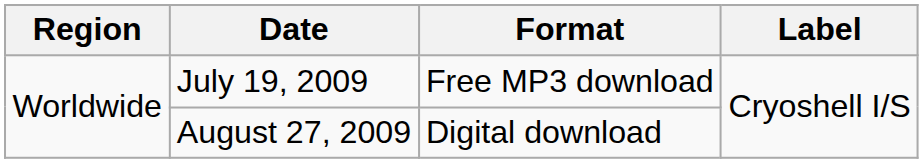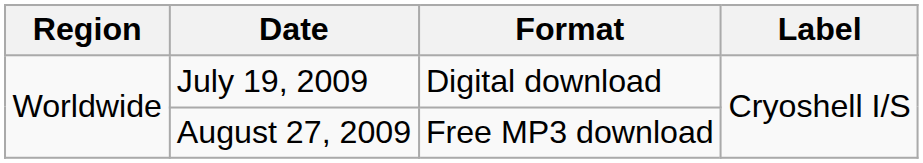(570, 81) Free MP3 download -> (544, 81) Digital download
(544, 132) Digital download -> (570, 132) Free MP3 download
